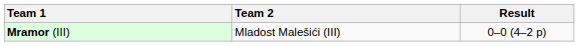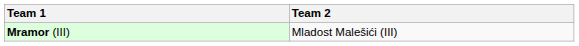- column: (517, 13)
